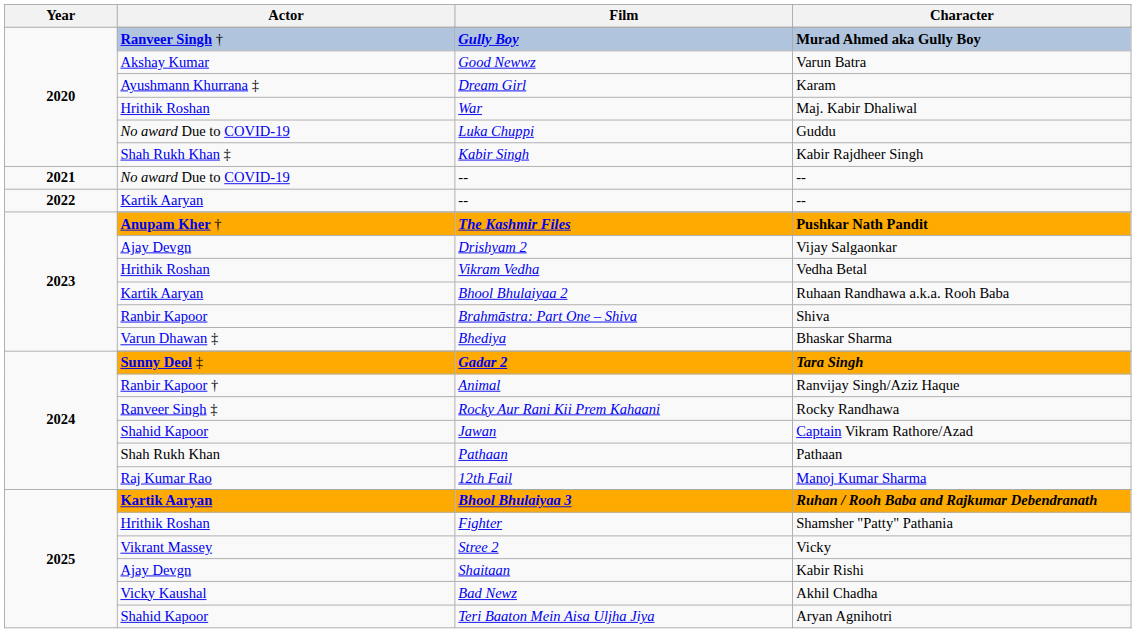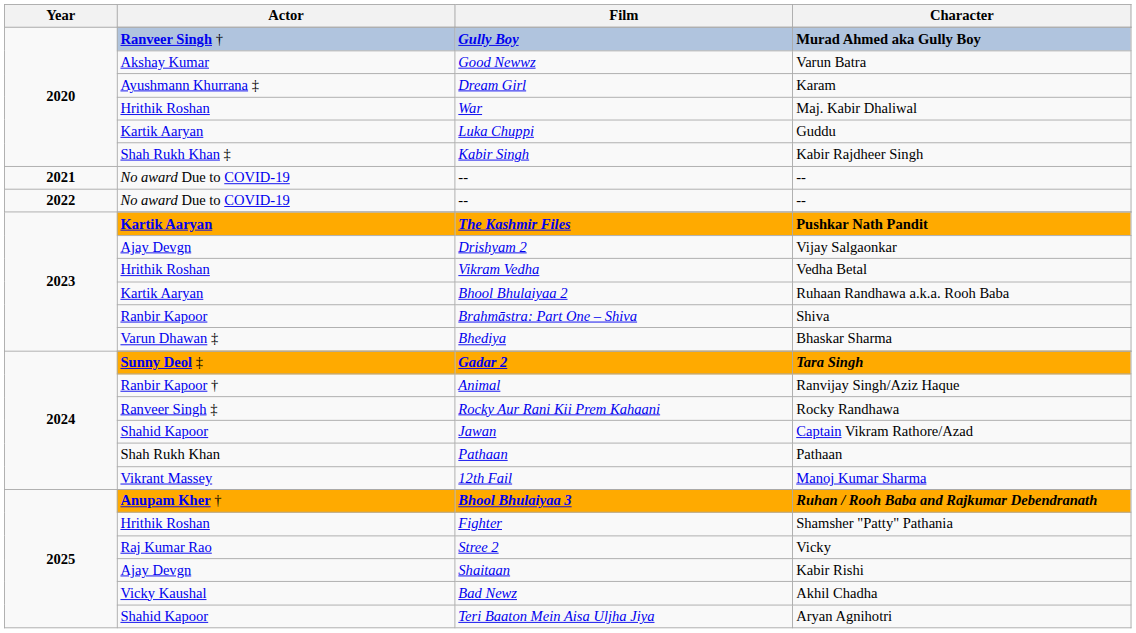(205, 131) No award Due to COVID-19 -> (162, 131) Kartik Aaryan
(162, 200) Kartik Aaryan -> (205, 200) No award Due to COVID-19
(171, 223) Anupam Kher † -> (166, 223) Kartik Aaryan
(166, 477) Raj Kumar Rao -> (166, 477) Vikrant Massey
(166, 500) Kartik Aaryan -> (171, 500) Anupam Kher †
(166, 547) Vikrant Massey -> (166, 547) Raj Kumar Rao
